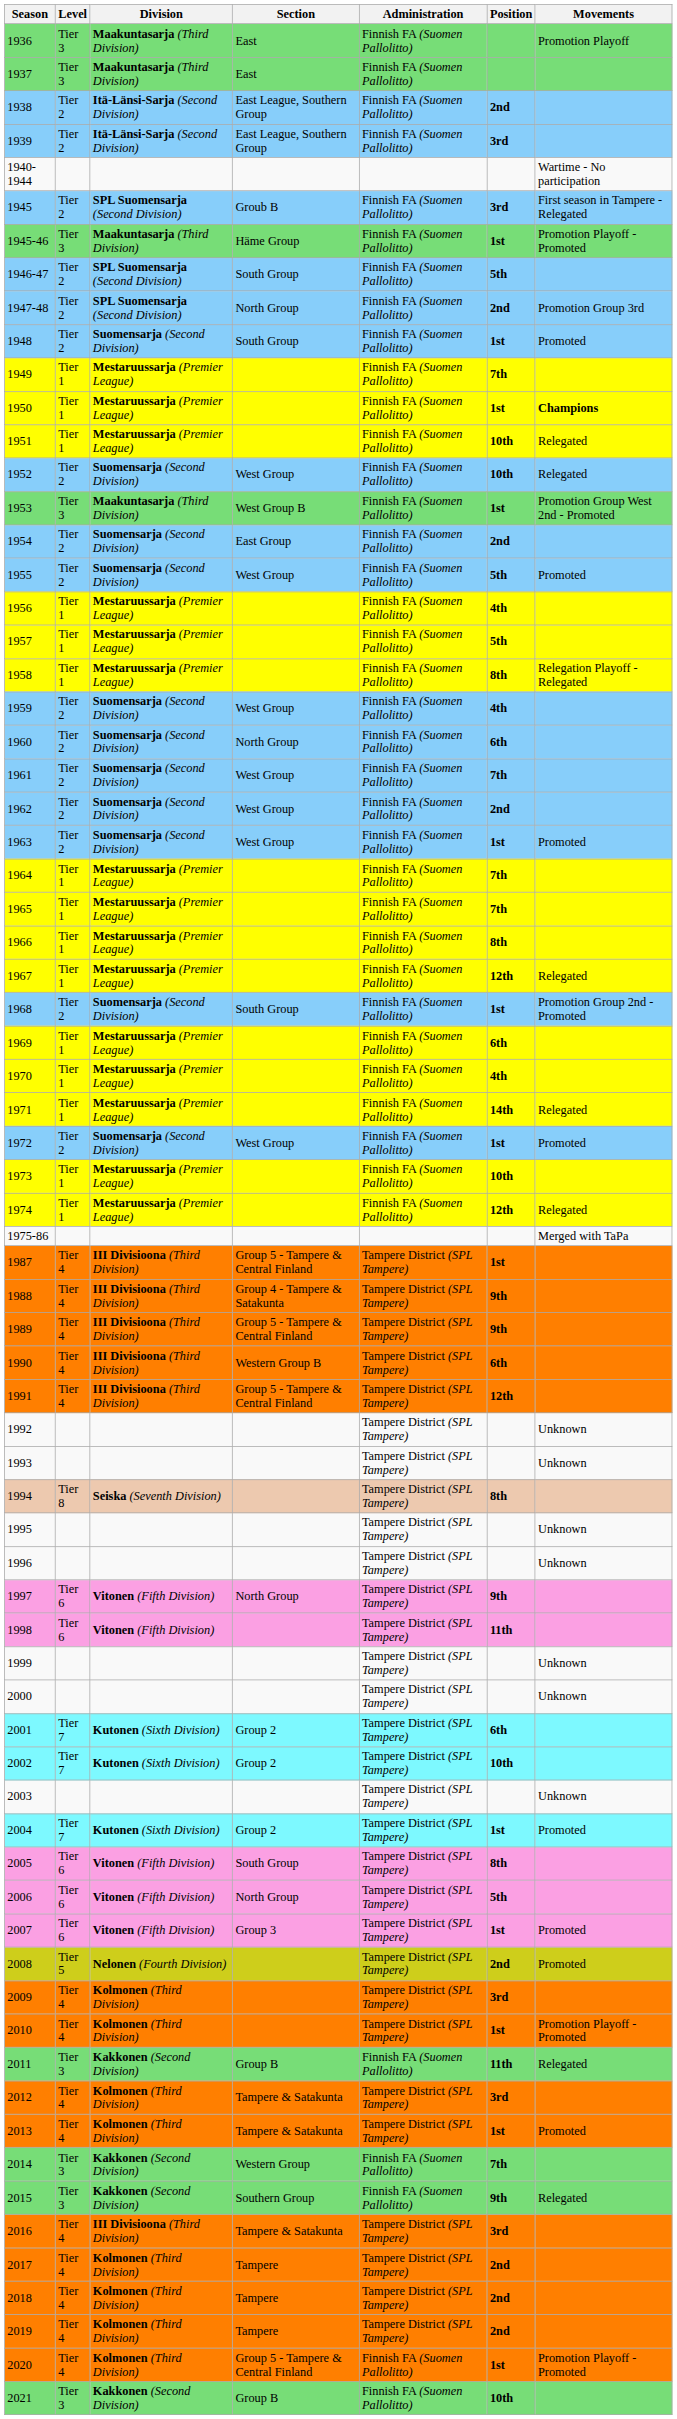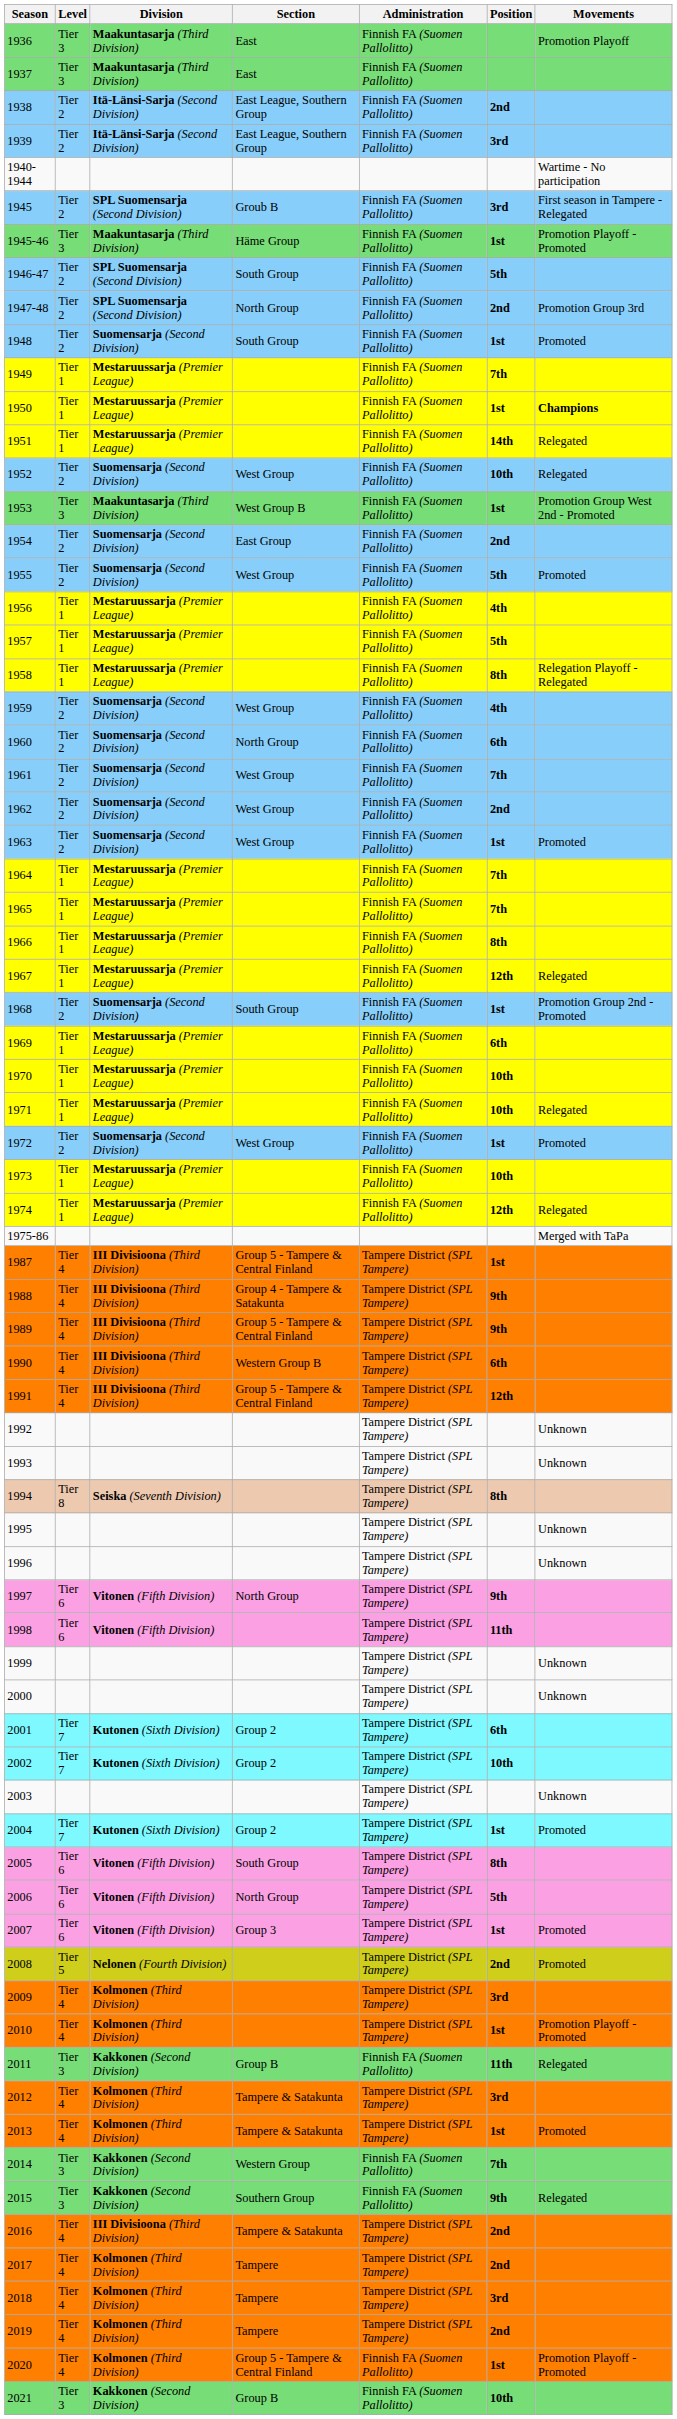(502, 441) 10th -> (502, 441) 14th
(498, 1076) 4th -> (502, 1076) 10th
(502, 1109) 14th -> (502, 1109) 10th
(499, 2231) 3rd -> (500, 2231) 2nd
(500, 2297) 2nd -> (499, 2297) 3rd
